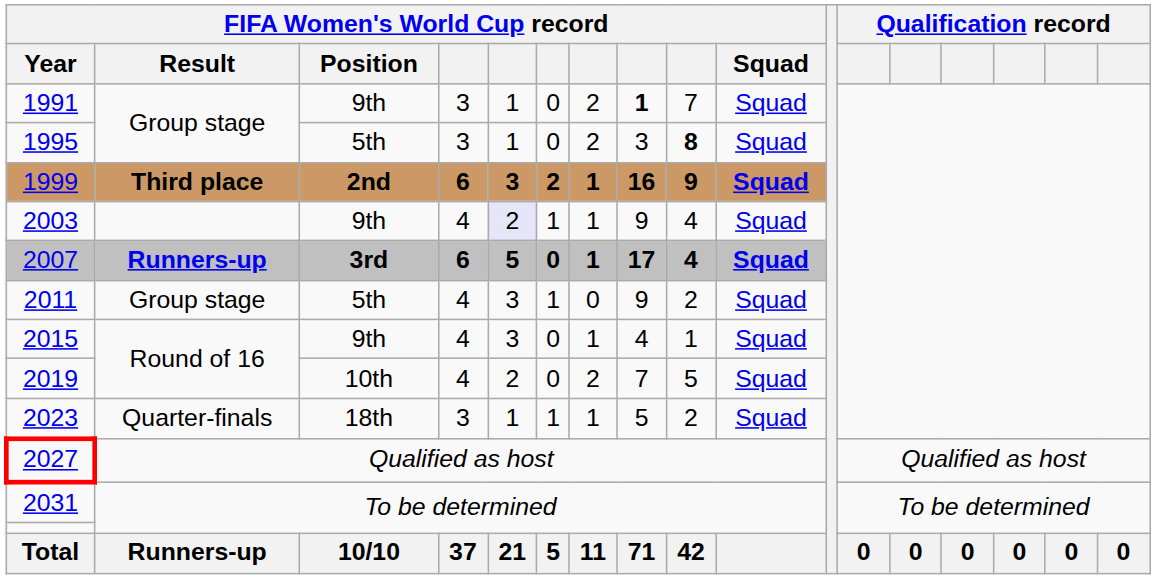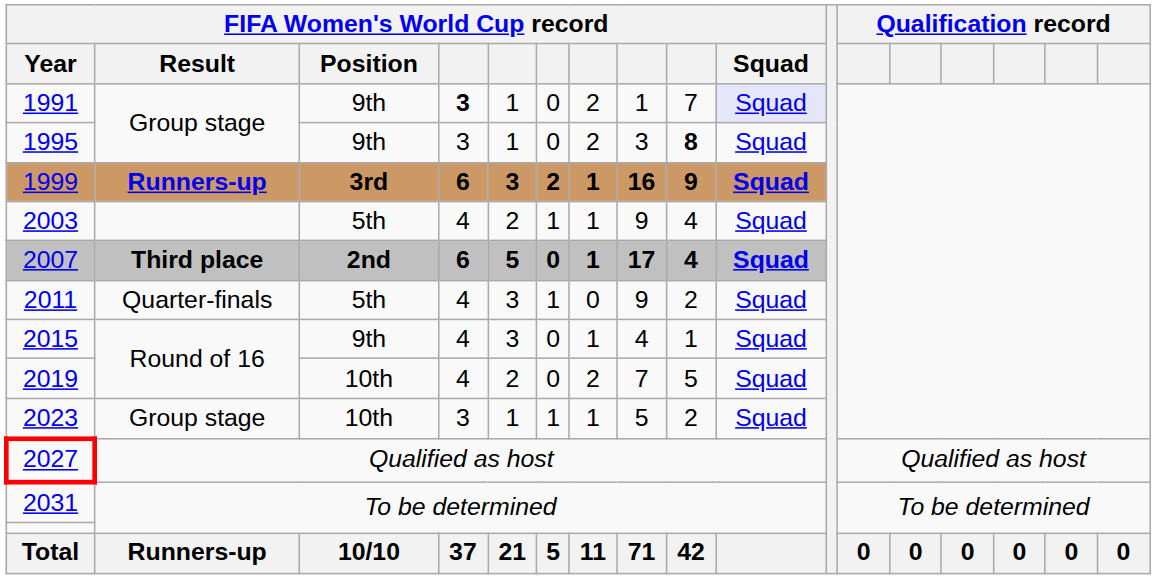(463, 102) normal -> (463, 102) bold
(642, 102) bold -> (642, 102) normal
(771, 102) no background -> (771, 102) lavender background
(369, 142) 5th -> (369, 142) 9th
(197, 181) Third place -> (197, 181) Runners-up
(369, 181) 2nd -> (369, 181) 3rd
(369, 220) 9th -> (369, 220) 5th
(512, 220) lavender background -> (512, 220) no background
(197, 260) Runners-up -> (197, 260) Third place
(369, 260) 3rd -> (369, 260) 2nd
(197, 299) Group stage -> (197, 299) Quarter-finals
(197, 418) Quarter-finals -> (197, 418) Group stage
(369, 418) 18th -> (369, 418) 10th
